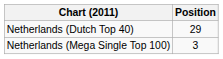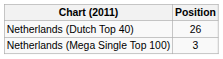(195, 29) 29 -> (195, 29) 26
